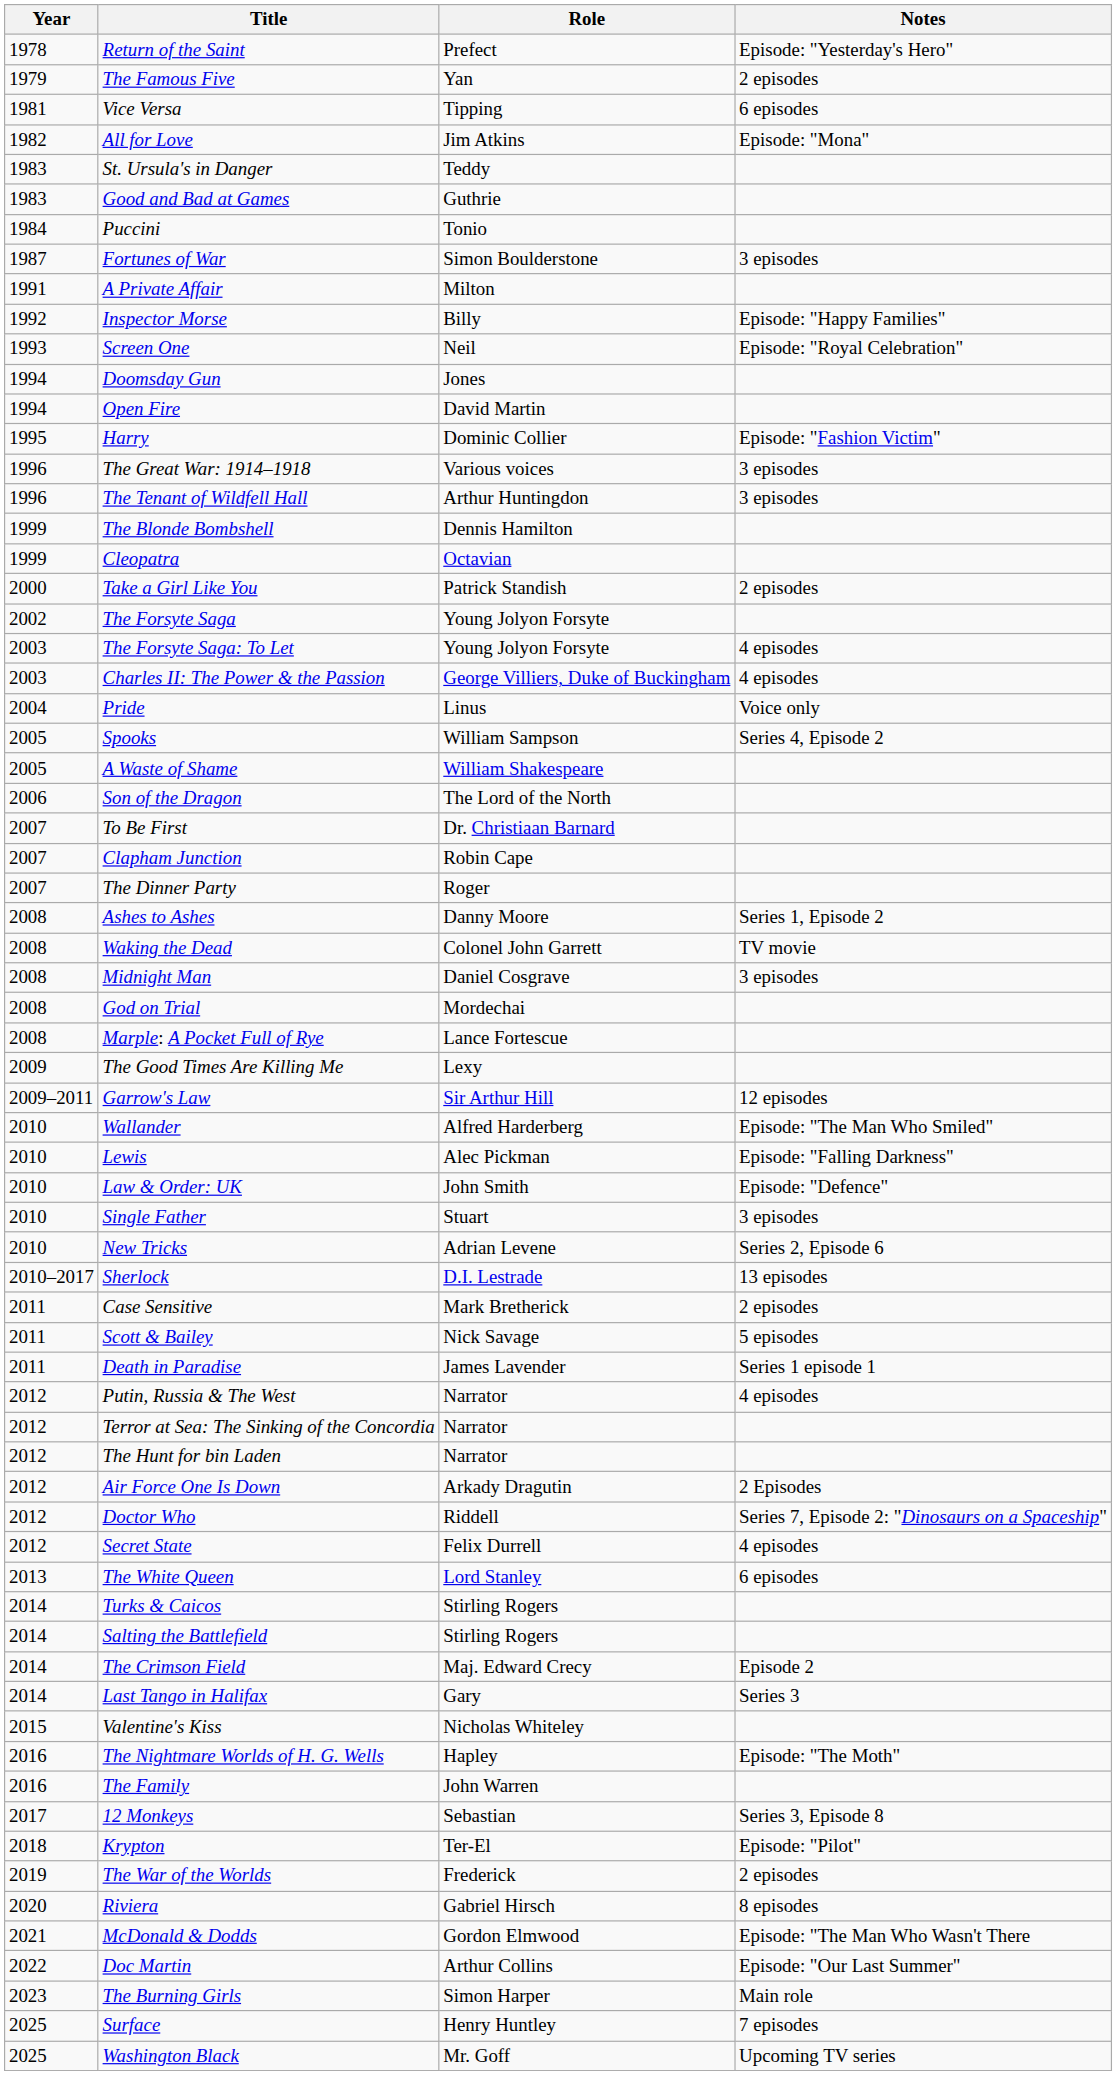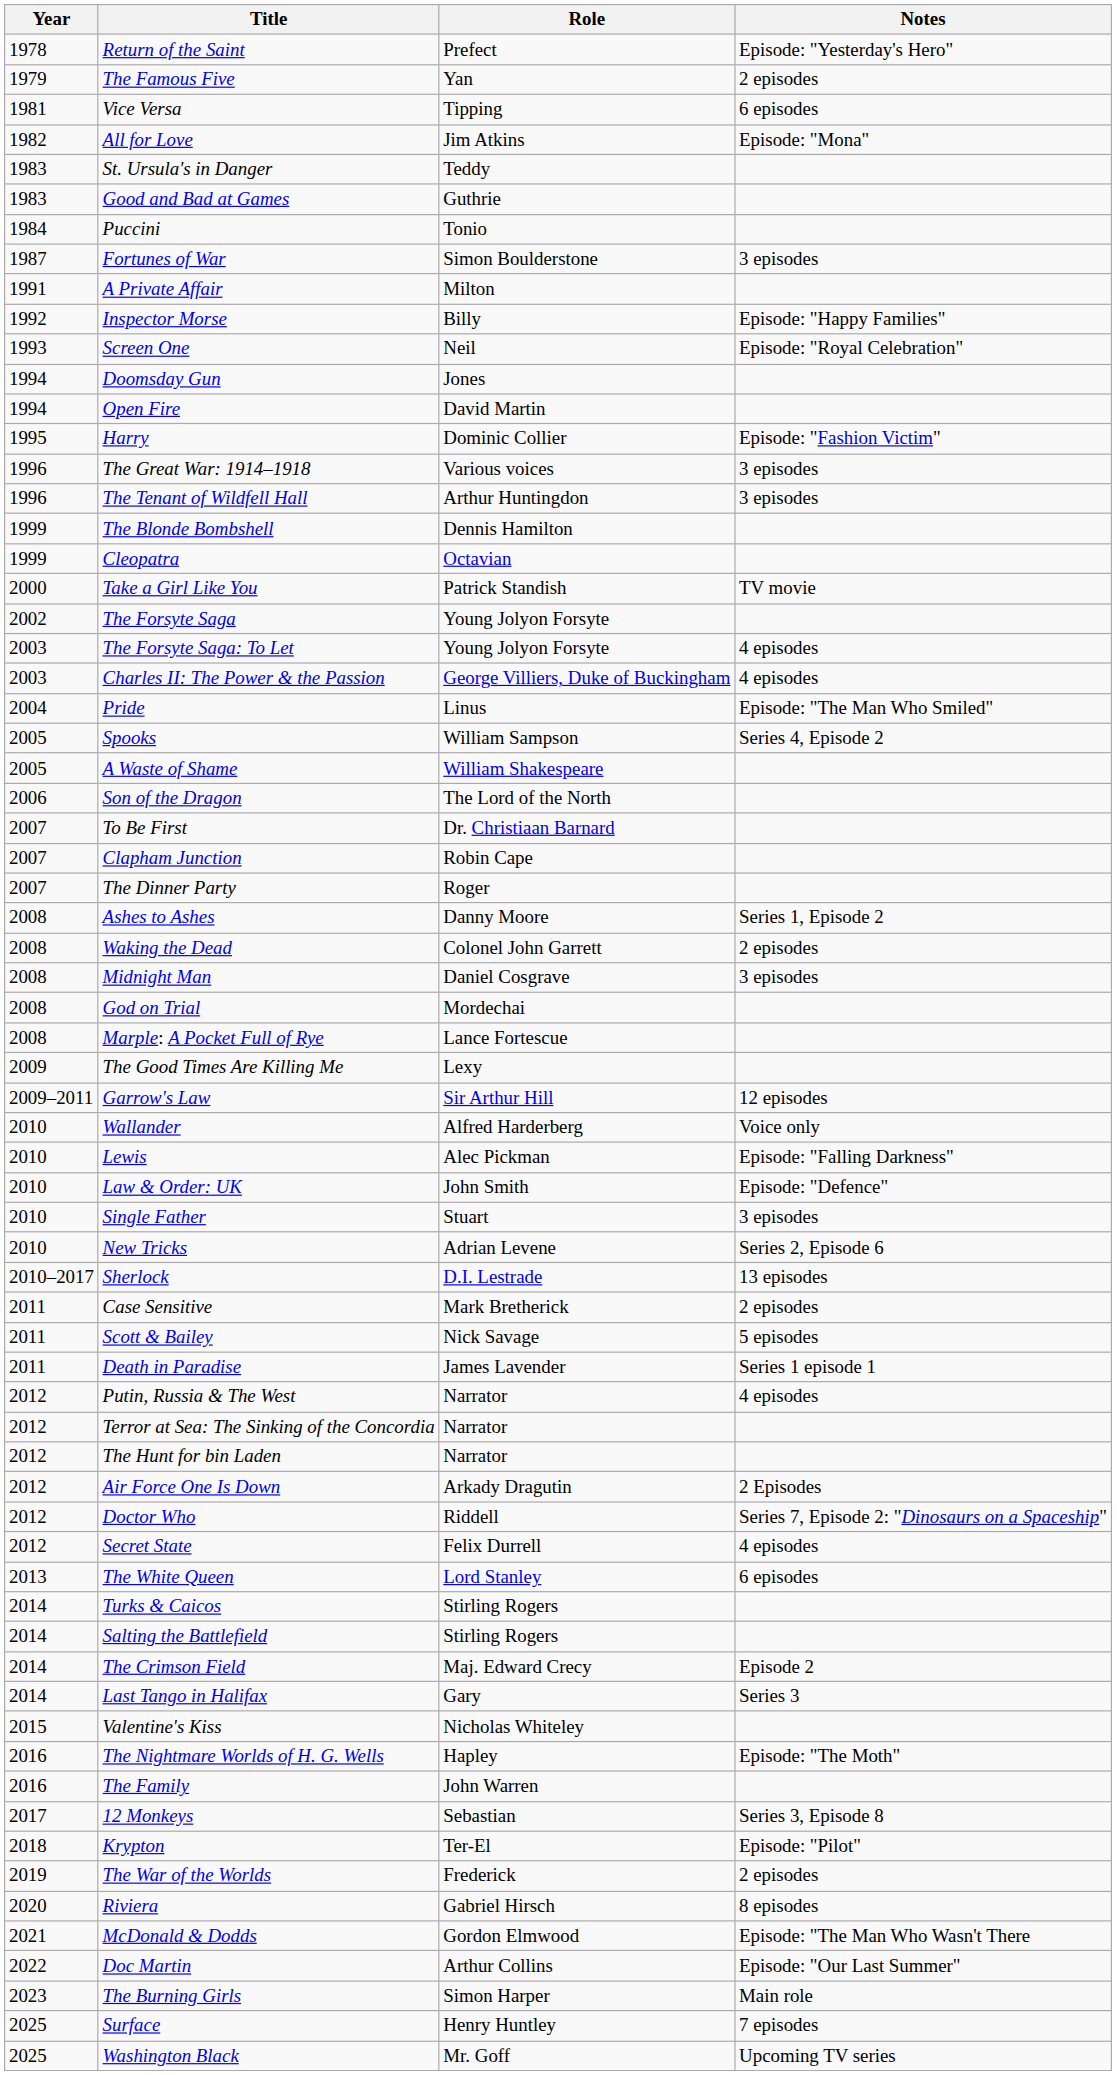(779, 588) 2 episodes -> (777, 588) TV movie
(780, 708) Voice only -> (866, 708) Episode: "The Man Who Smiled"
(777, 947) TV movie -> (779, 947) 2 episodes
(866, 1127) Episode: "The Man Who Smiled" -> (780, 1127) Voice only
